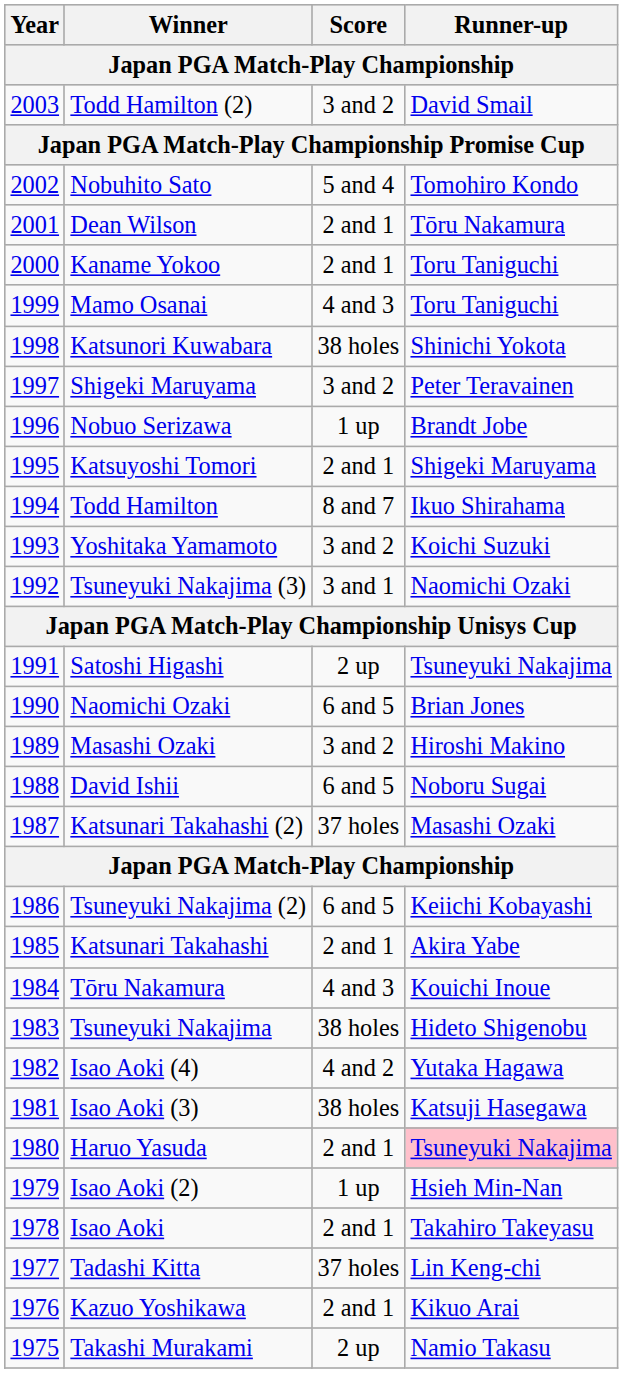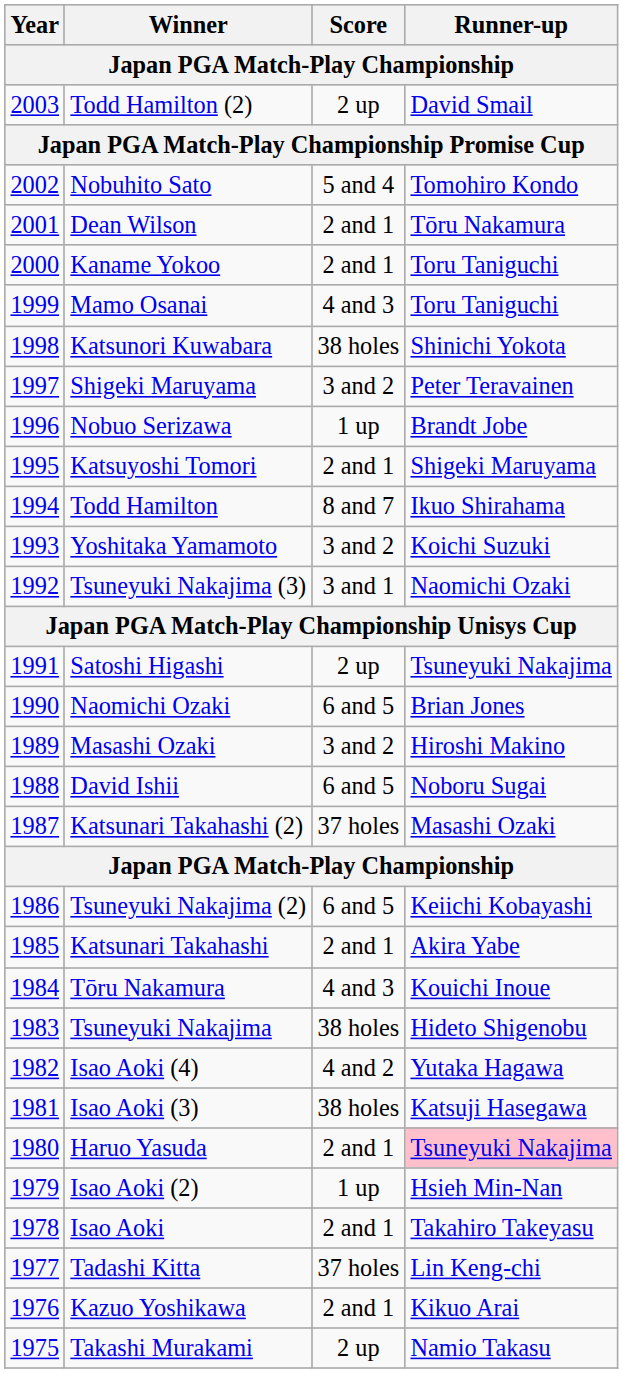(358, 104) 3 and 2 -> (358, 104) 2 up
